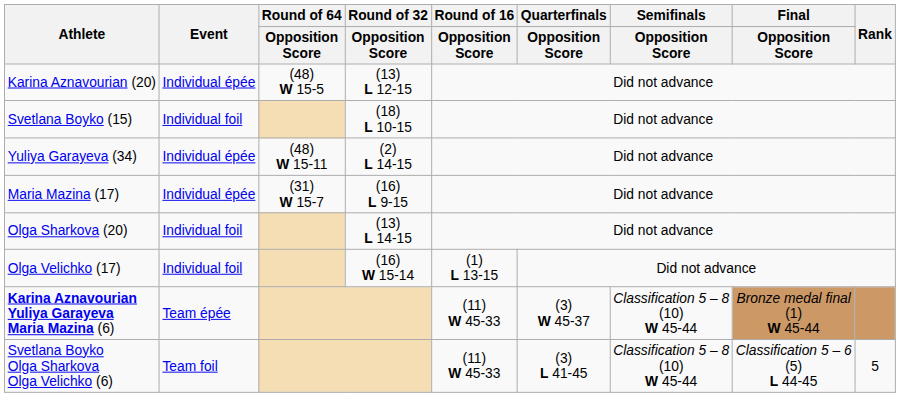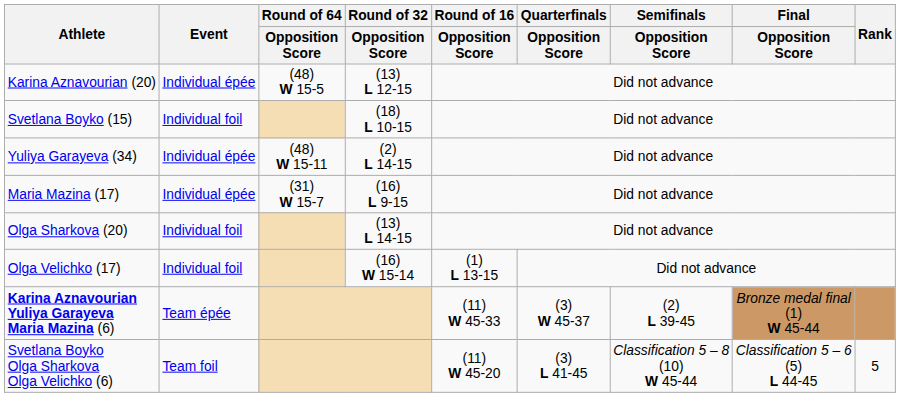(671, 313) Classification 5 – 8 (10) W 45-44 -> (671, 313) (2) L 39-45
(474, 366) (11) W 45-33 -> (474, 366) (11) W 45-20
